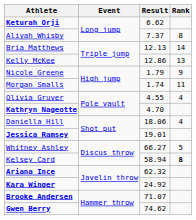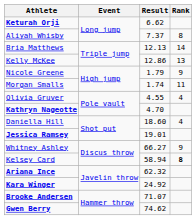(155, 122) 18.06 -> (155, 122) 18.60
(181, 146) 5 -> (181, 146) 9
